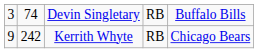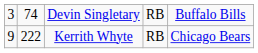(31, 36) 242 -> (31, 36) 222
